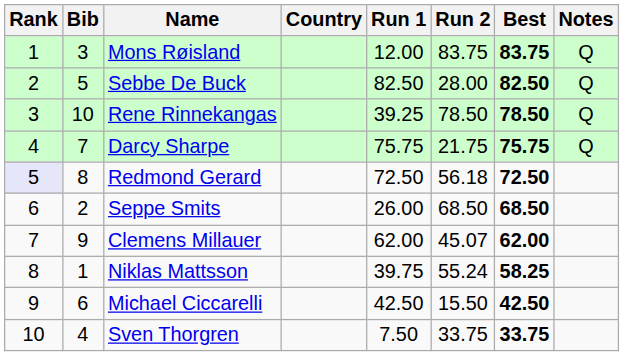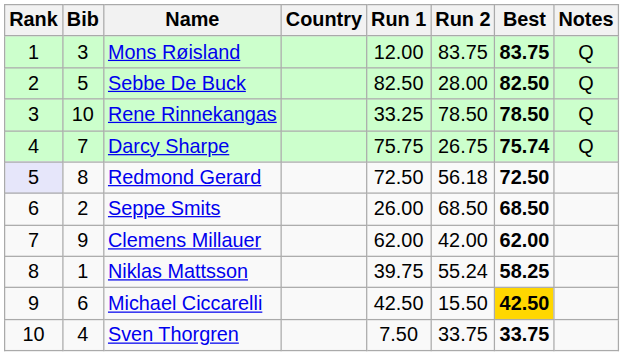(399, 114) 39.25 -> (399, 114) 33.25
(463, 146) 21.75 -> (463, 146) 26.75
(524, 146) 75.75 -> (524, 146) 75.74
(463, 240) 45.07 -> (463, 240) 42.00
(524, 303) no background -> (524, 303) gold background
